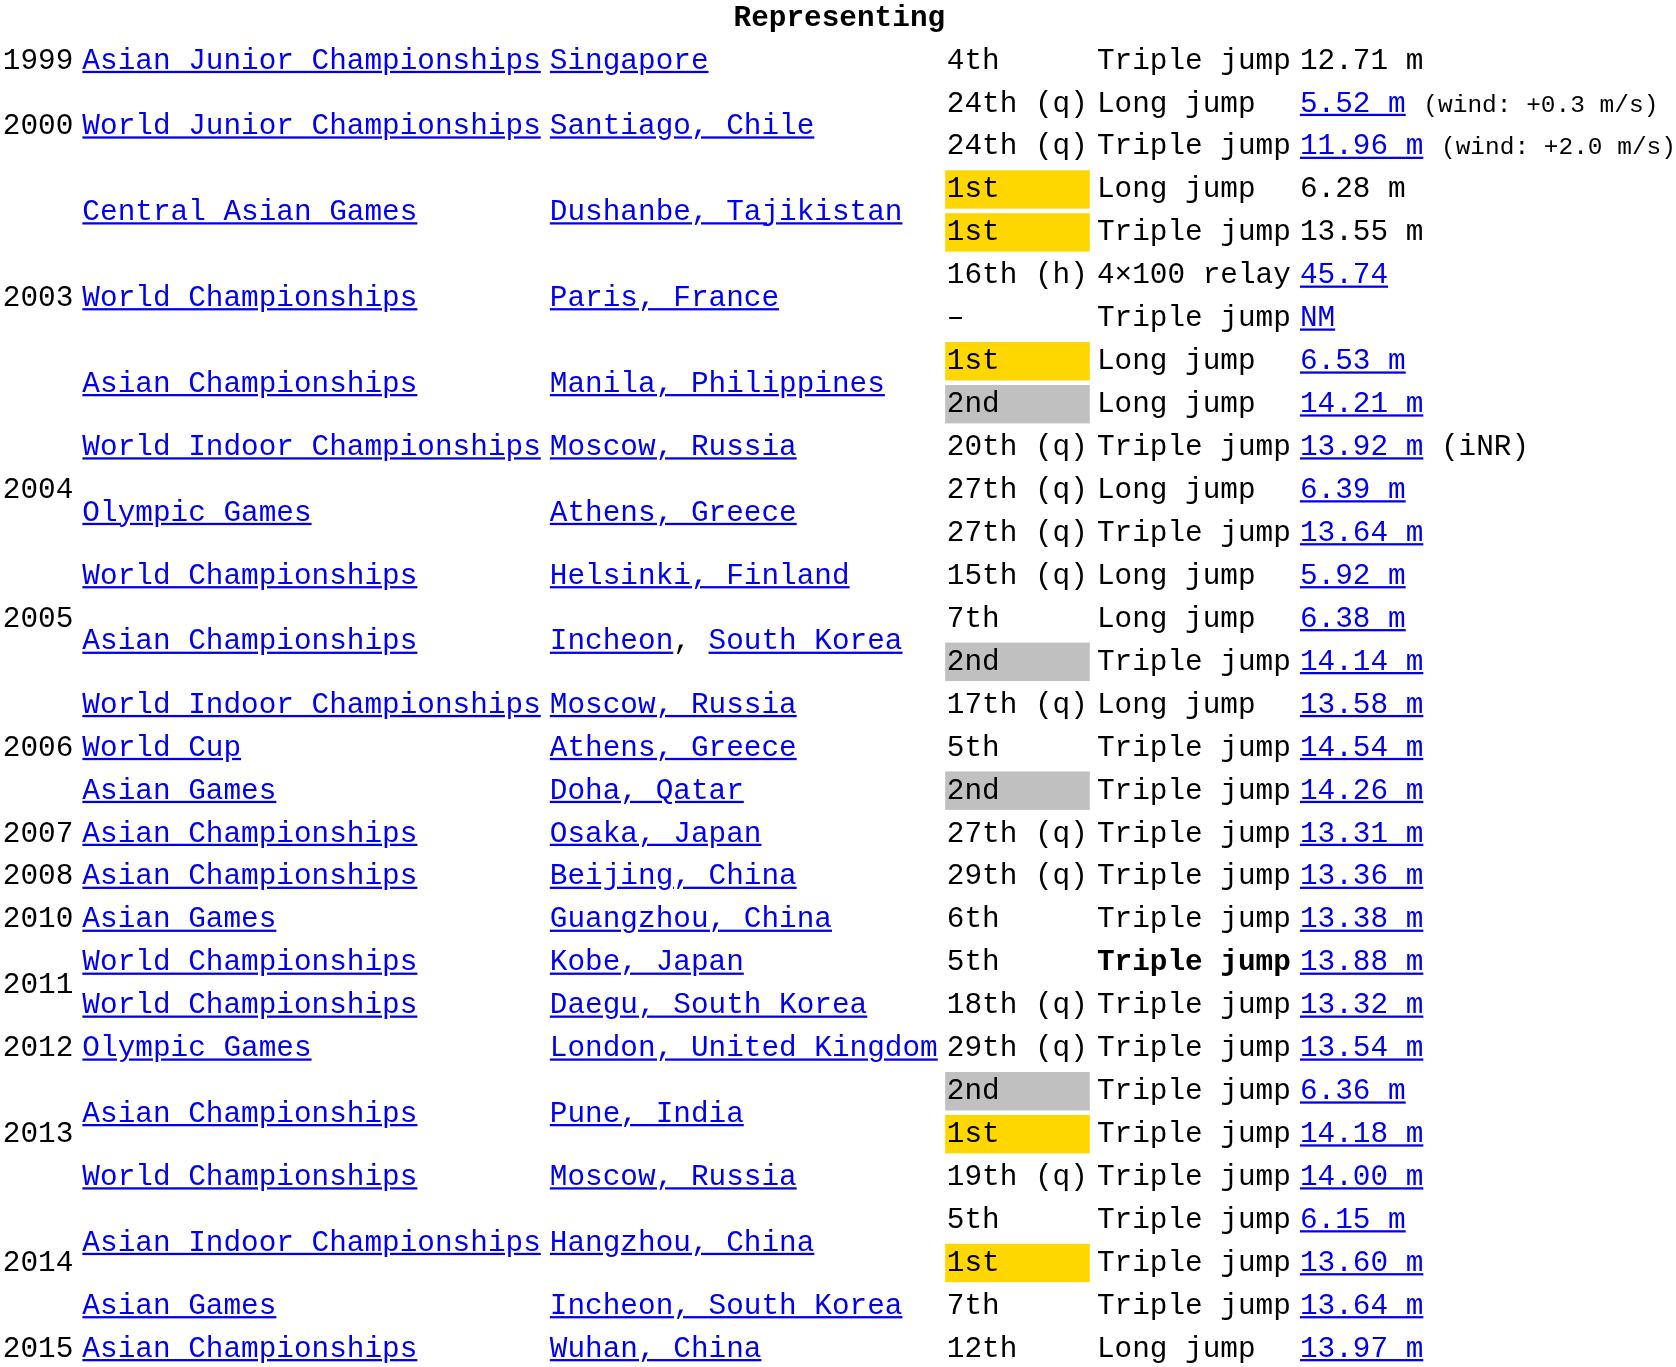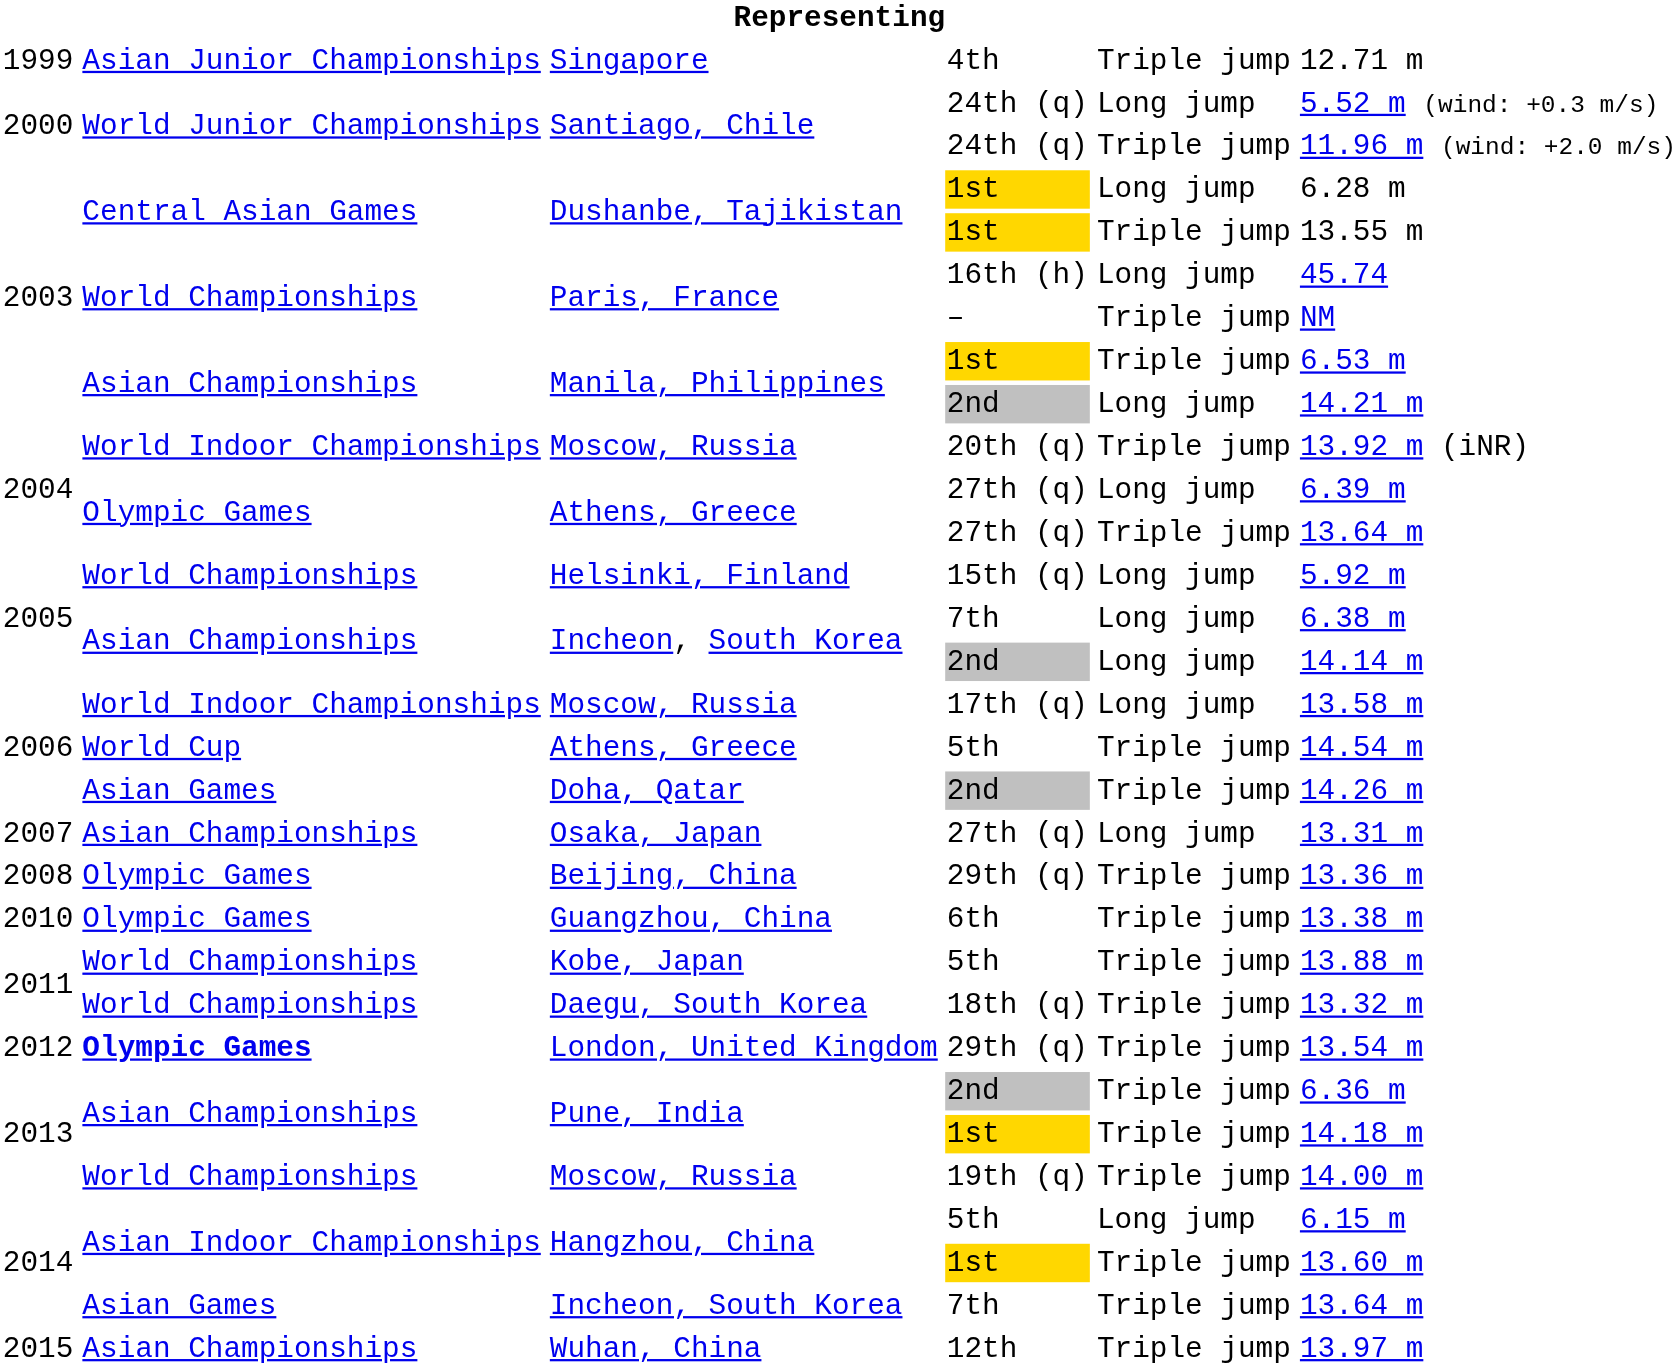(1194, 275) 4×100 relay -> (1176, 275) Long jump
(1176, 361) Long jump -> (1194, 361) Triple jump
(1194, 662) Triple jump -> (1176, 662) Long jump
(1194, 834) Triple jump -> (1176, 834) Long jump
(250, 877) Asian Championships -> (197, 877) Olympic Games
(179, 919) Asian Games -> (197, 919) Olympic Games
(1194, 962) bold -> (1194, 962) normal
(197, 1048) normal -> (197, 1048) bold
(1194, 1220) Triple jump -> (1176, 1220) Long jump
(1176, 1349) Long jump -> (1194, 1349) Triple jump
